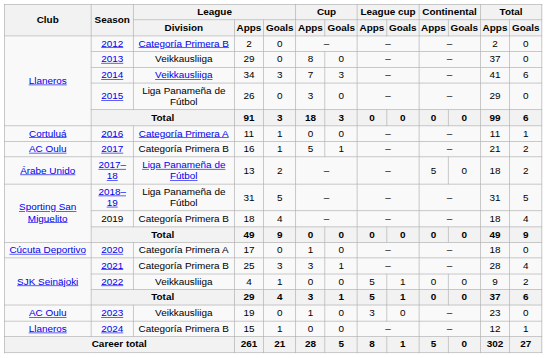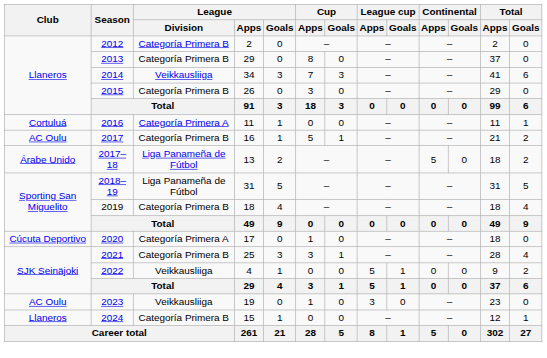(184, 59) Veikkausliiga -> (184, 59) Categoría Primera B
(184, 96) Liga Panameña de Fútbol -> (184, 91) Categoría Primera B
